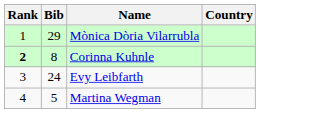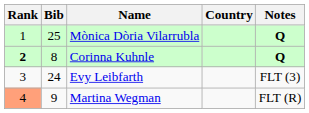+ column: (280, 14)
(54, 35) 29 -> (54, 35) 25
(23, 98) no background -> (23, 98) lightsalmon background
(54, 98) 5 -> (54, 98) 9
